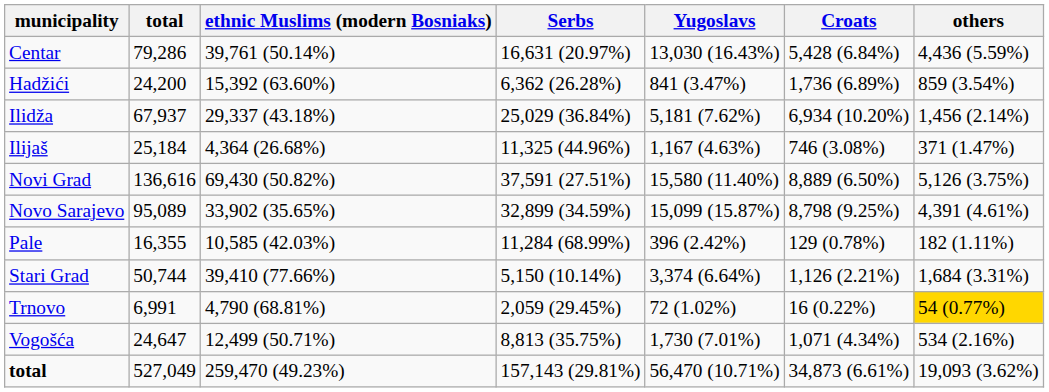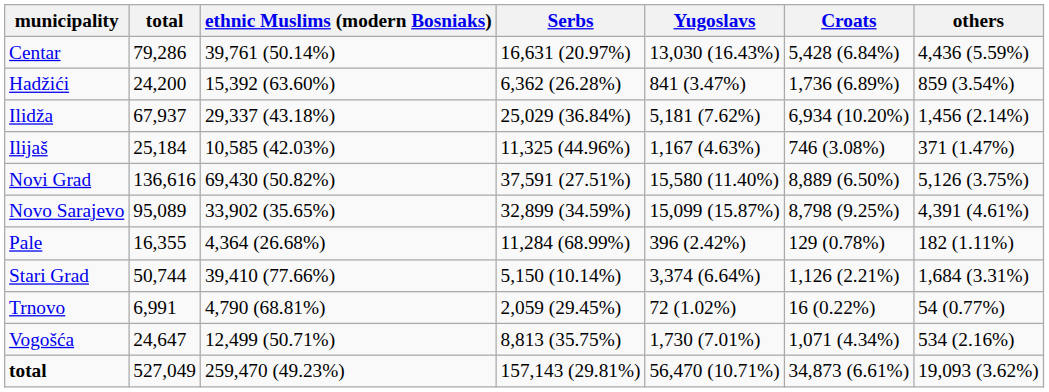(265, 147) 4,364 (26.68%) -> (270, 147) 10,585 (42.03%)
(270, 243) 10,585 (42.03%) -> (265, 243) 4,364 (26.68%)
(962, 307) gold background -> (962, 307) no background
